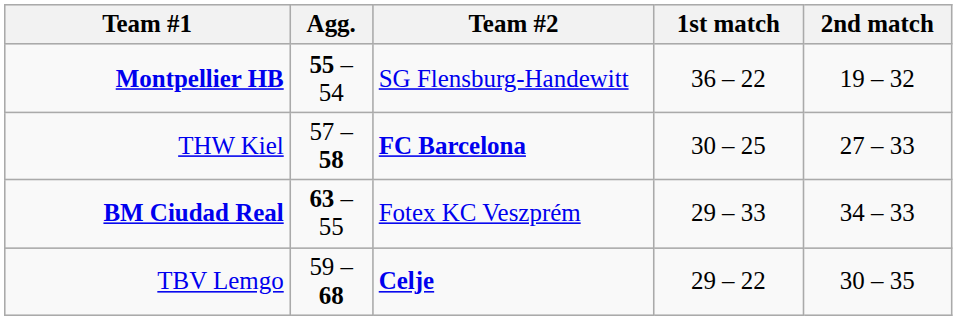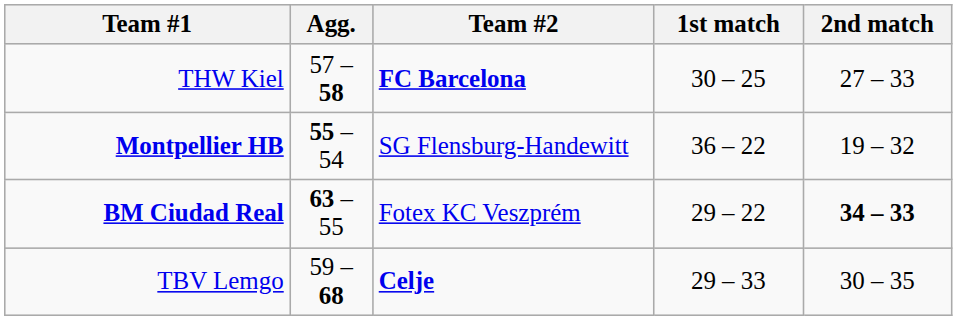rows swapped: (231, 145) <-> (200, 77)
(728, 213) 29 – 33 -> (728, 213) 29 – 22
(877, 213) normal -> (877, 213) bold
(728, 280) 29 – 22 -> (728, 280) 29 – 33
